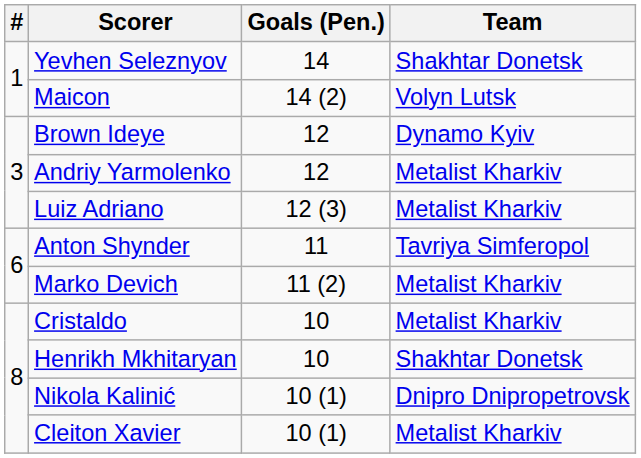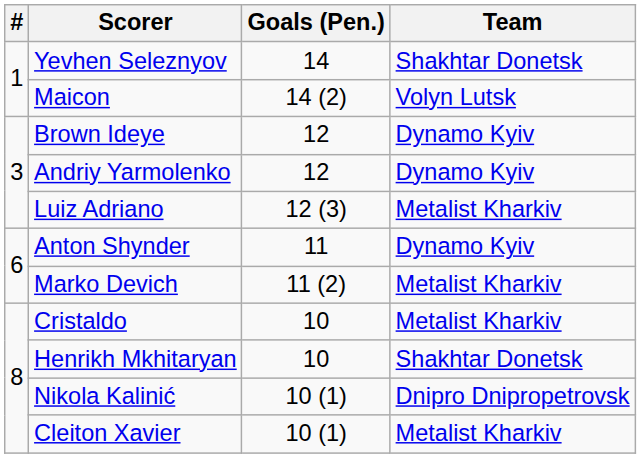(479, 172) Metalist Kharkiv -> (465, 172) Dynamo Kyiv
(492, 246) Tavriya Simferopol -> (465, 246) Dynamo Kyiv
